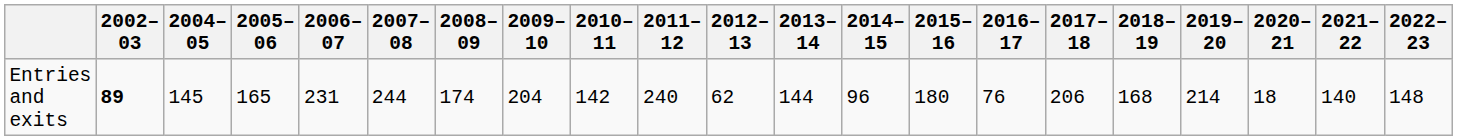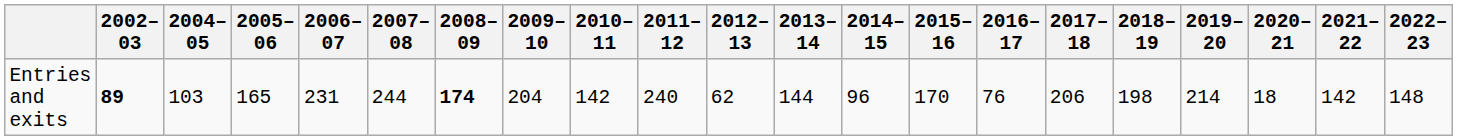(186, 97) 145 -> (186, 97) 103
(457, 97) normal -> (457, 97) bold
(932, 97) 180 -> (932, 97) 170
(1135, 97) 168 -> (1135, 97) 198
(1339, 97) 140 -> (1339, 97) 142
